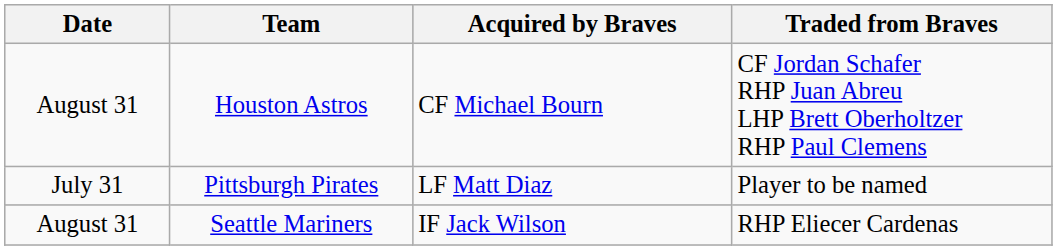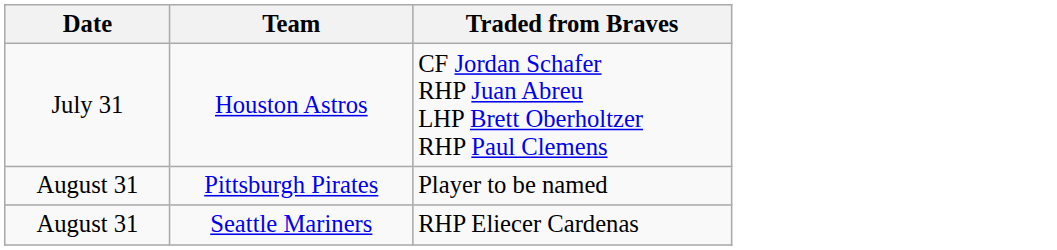- column: (572, 24)
(87, 104) August 31 -> (87, 104) July 31
(87, 185) July 31 -> (87, 185) August 31
